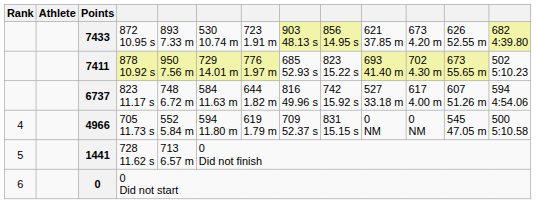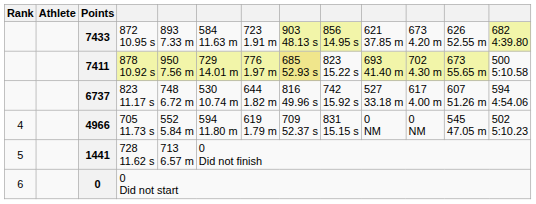(219, 37) 530 10.74 m -> (218, 37) 584 11.63 m
(300, 66) no background -> (300, 66) khaki background
(510, 66) 502 5:10.23 -> (510, 66) 500 5:10.58
(218, 96) 584 11.63 m -> (219, 96) 530 10.74 m
(510, 125) 500 5:10.58 -> (510, 125) 502 5:10.23
